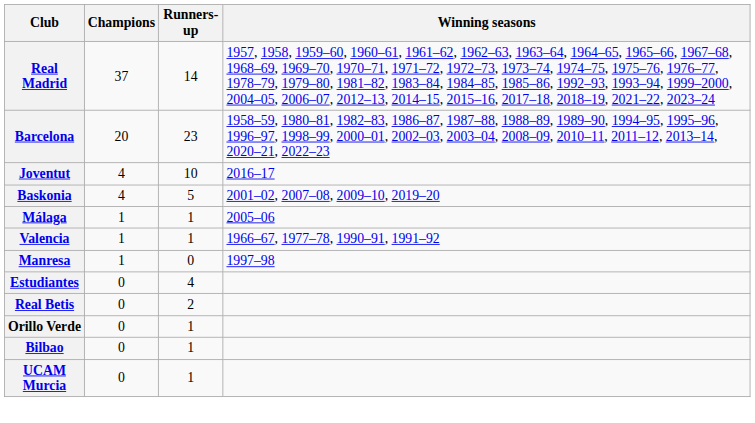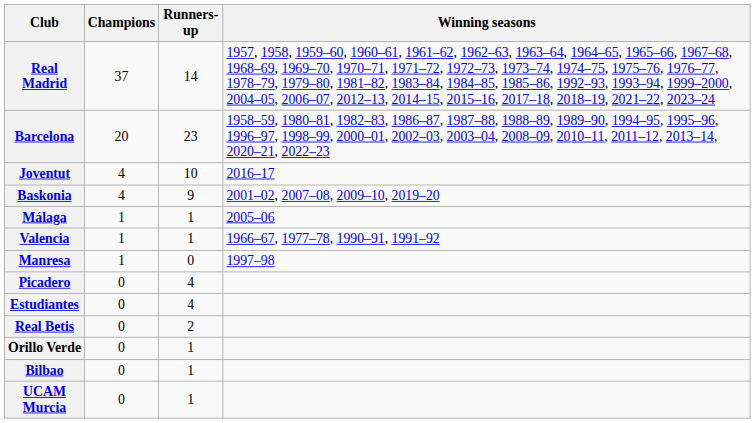(191, 195) 5 -> (191, 195) 9
+ row: (44, 282)
